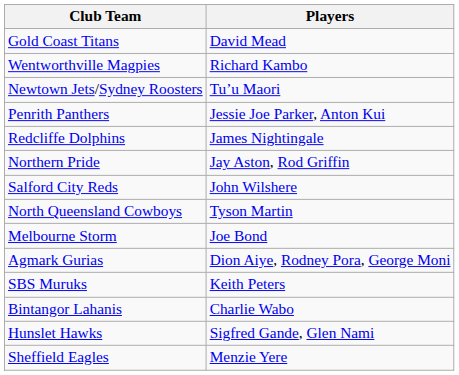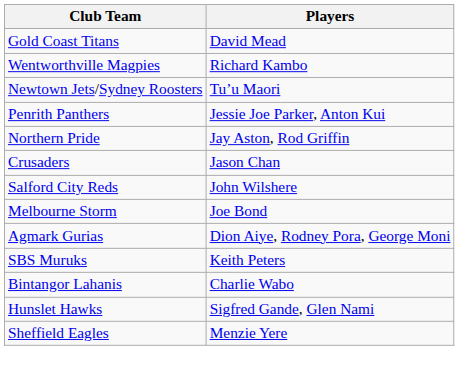- row: (67, 138)
+ row: (39, 162)
- row: (95, 211)
